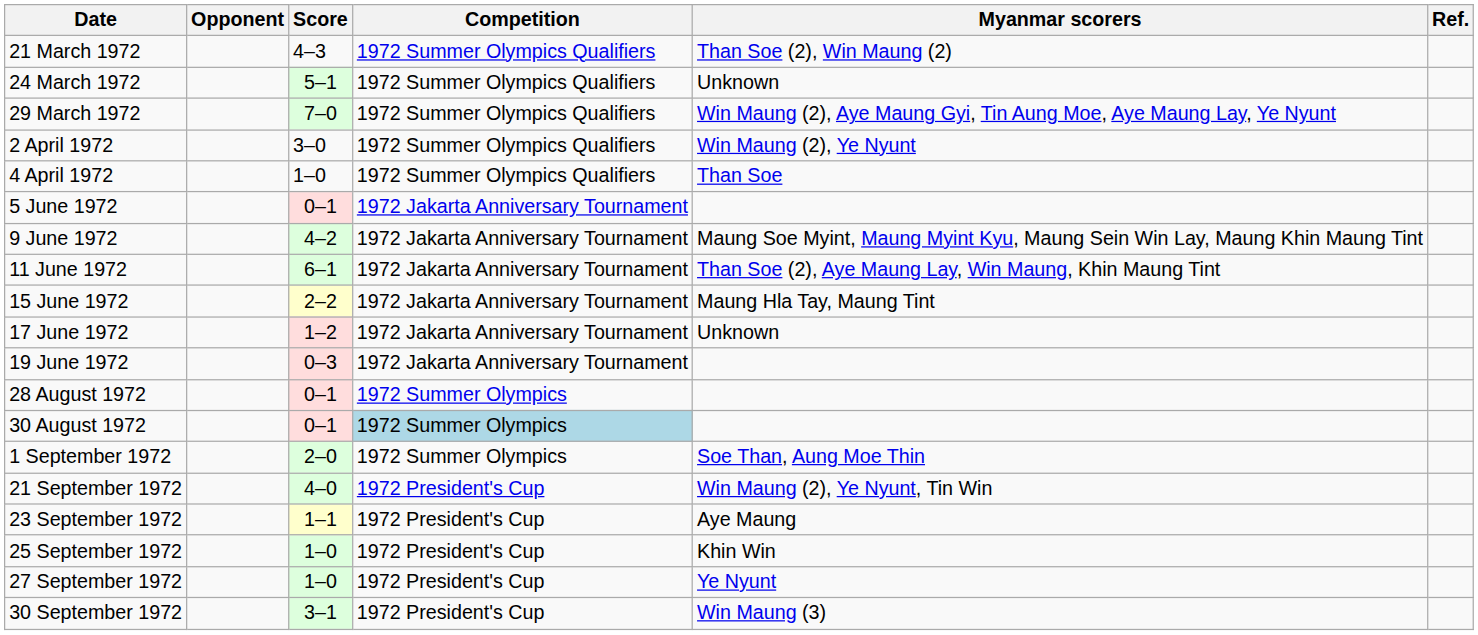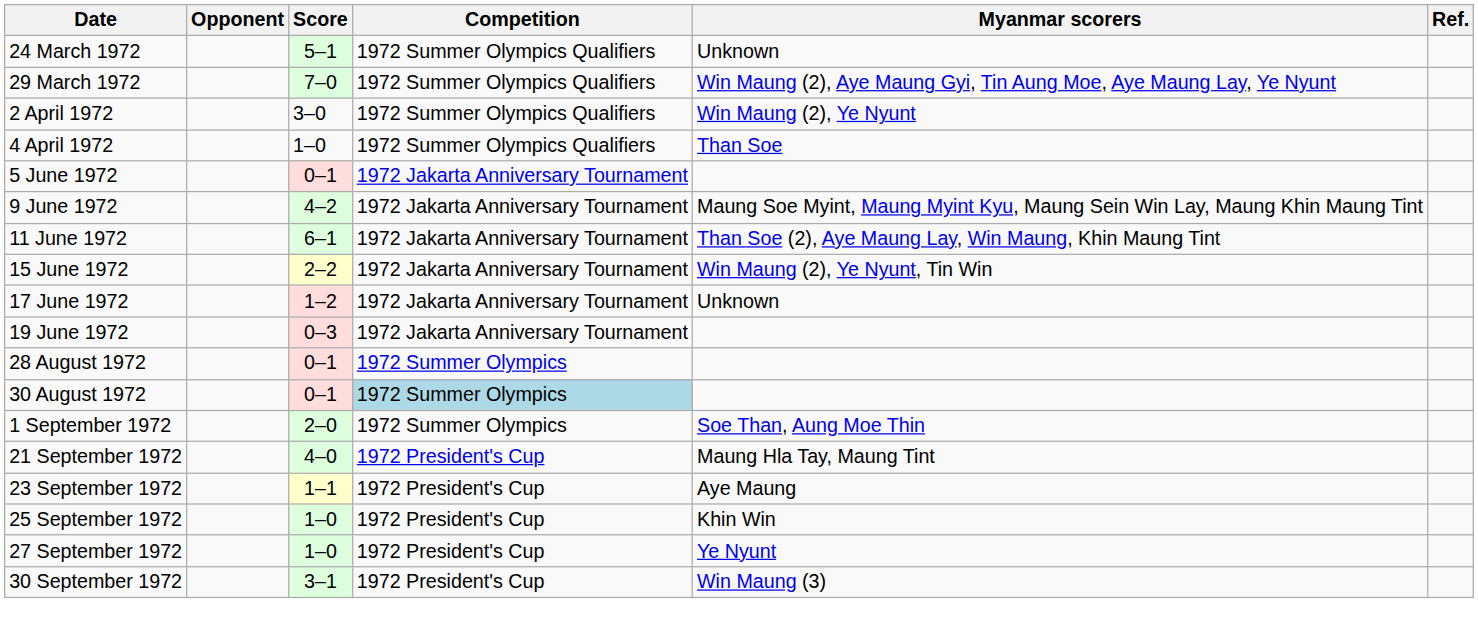- row: (75, 51)
(816, 301) Maung Hla Tay, Maung Tint -> (845, 269) Win Maung (2), Ye Nyunt, Tin Win
(845, 488) Win Maung (2), Ye Nyunt, Tin Win -> (816, 457) Maung Hla Tay, Maung Tint
